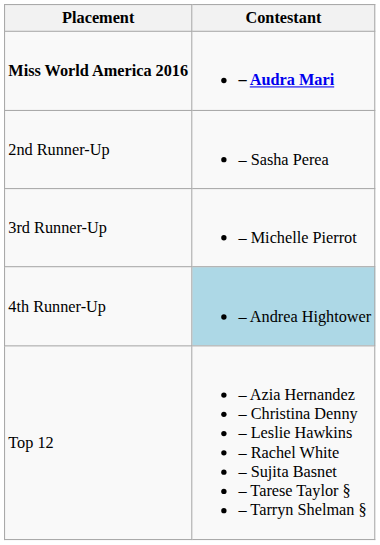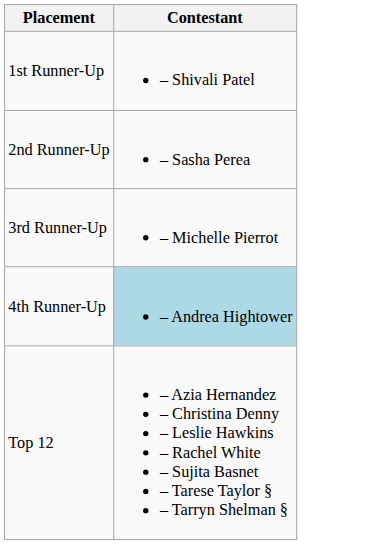- row: (98, 70)
+ row: (56, 70)
